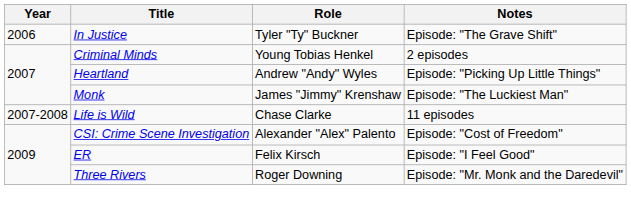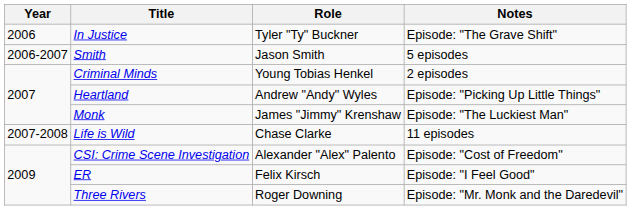+ row: (90, 54)
